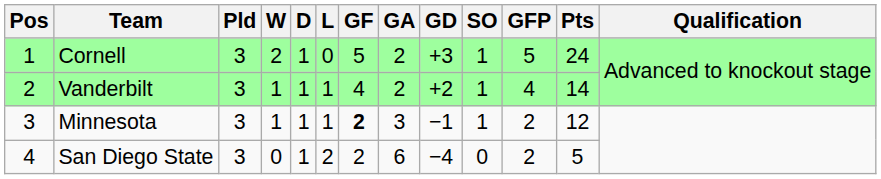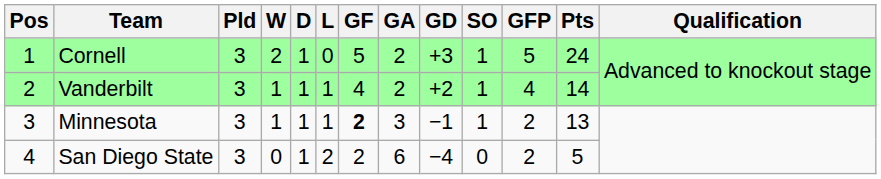(578, 122) 12 -> (578, 122) 13
